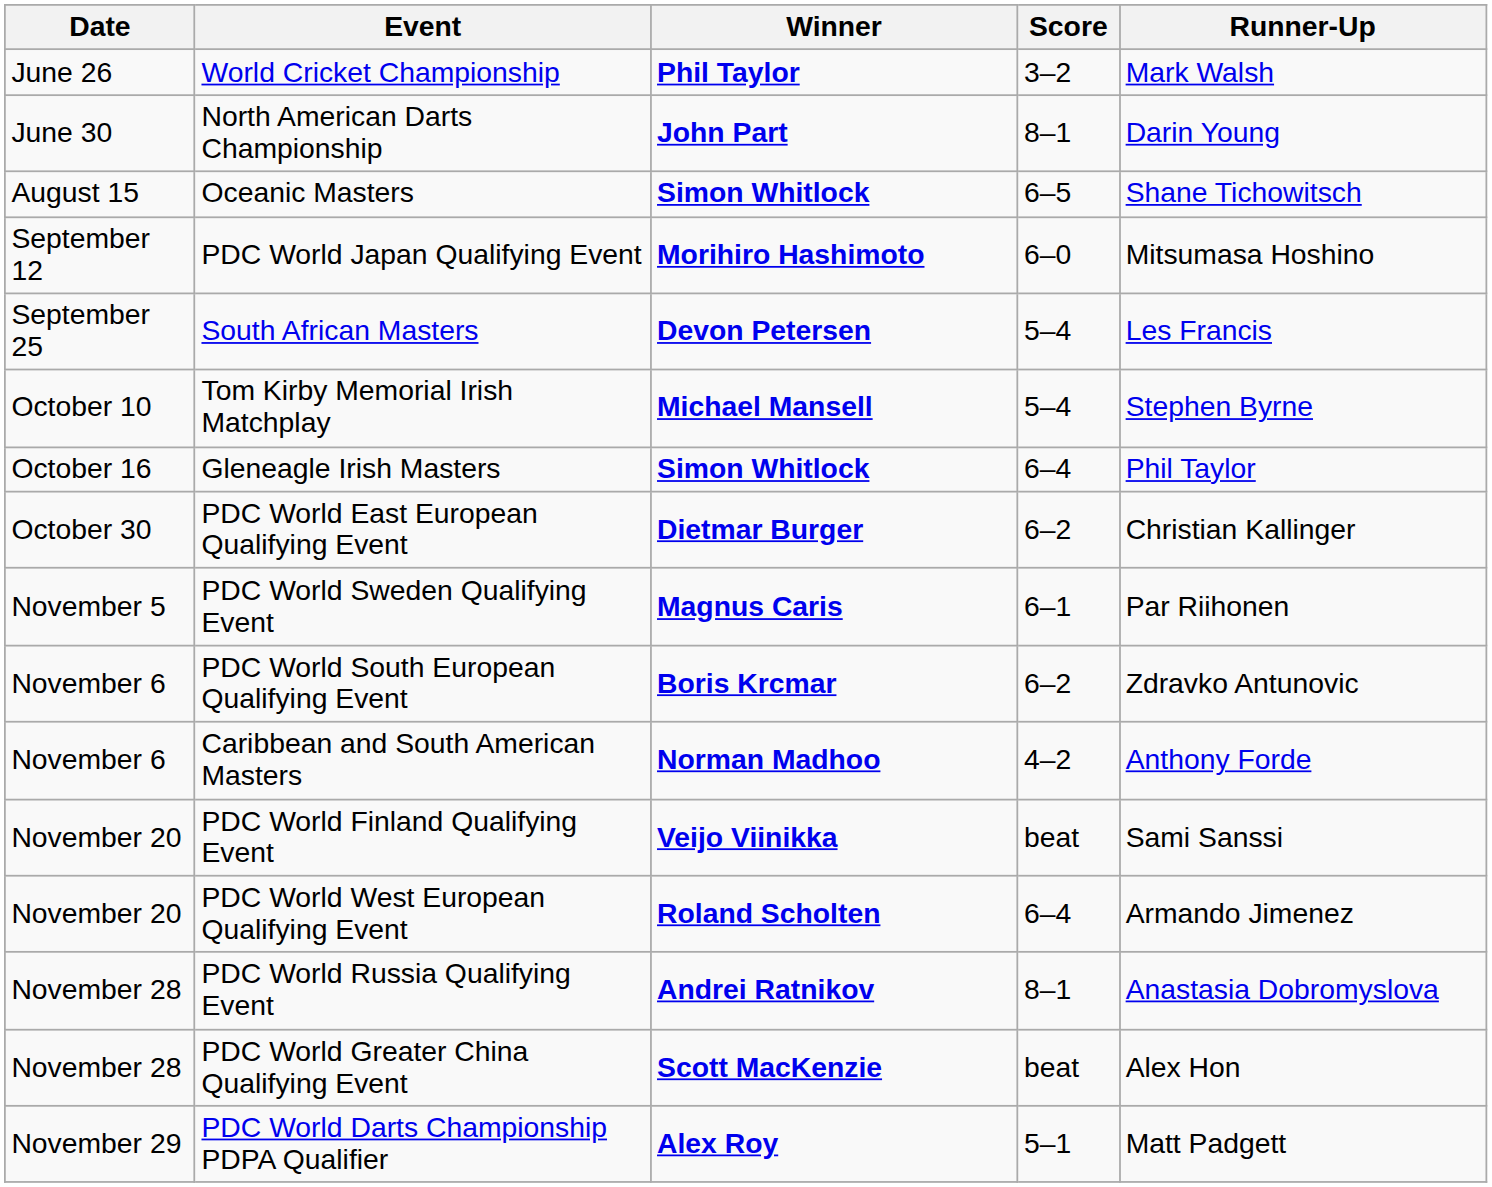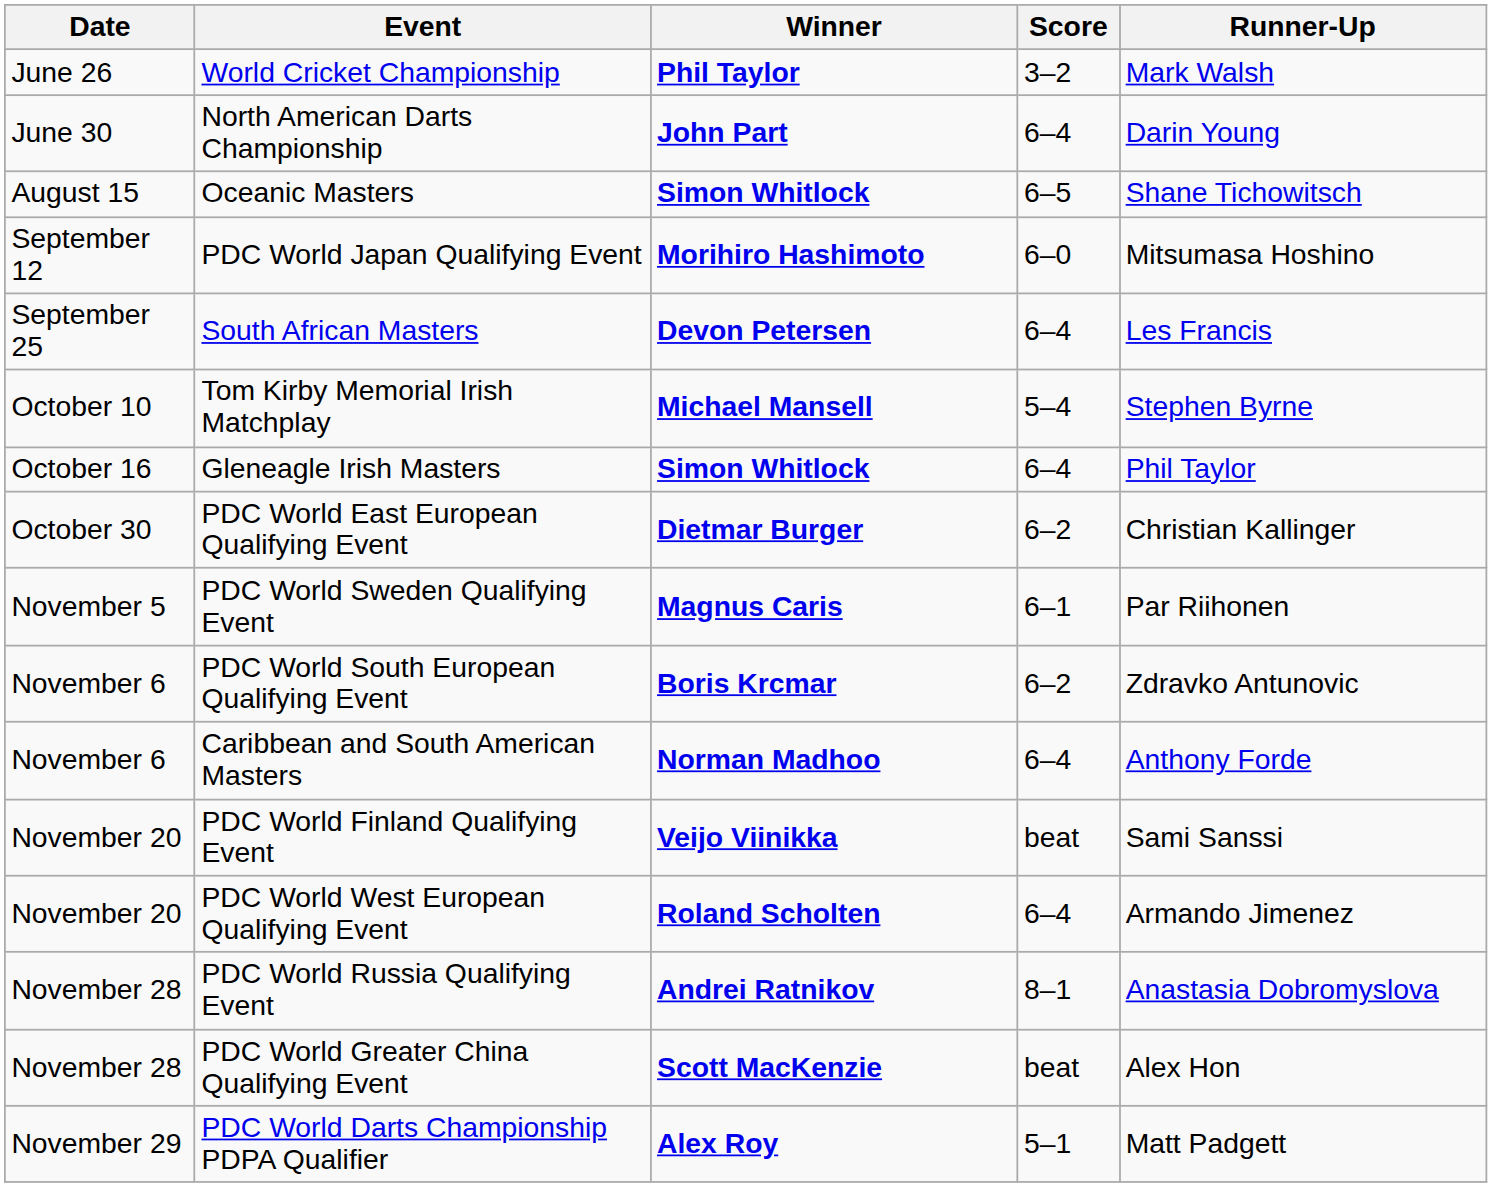(1048, 132) 8–1 -> (1048, 132) 6–4
(1048, 331) 5–4 -> (1048, 331) 6–4
(1048, 759) 4–2 -> (1048, 759) 6–4
